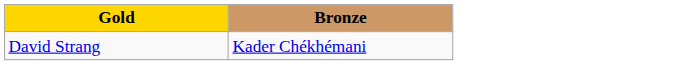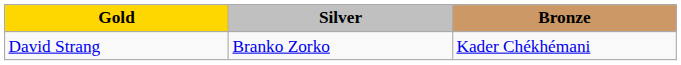+ column: (340, 18)
